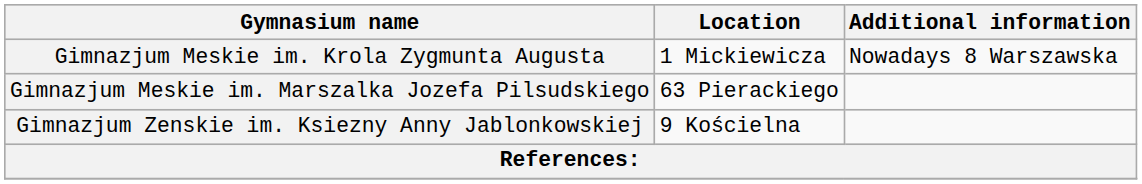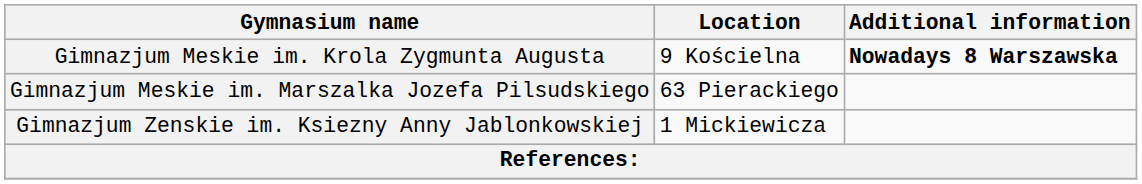(743, 57) 1 Mickiewicza -> (730, 57) 9 Kościelna
(983, 57) normal -> (983, 57) bold
(730, 126) 9 Kościelna -> (743, 126) 1 Mickiewicza
